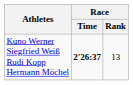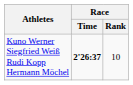(116, 57) 13 -> (116, 57) 10
